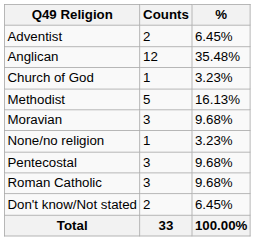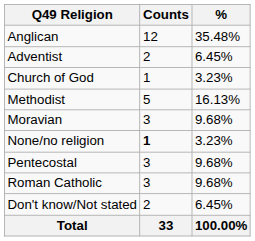rows swapped: (35, 36) <-> (33, 57)
(147, 141) normal -> (147, 141) bold
